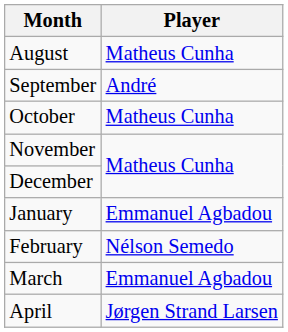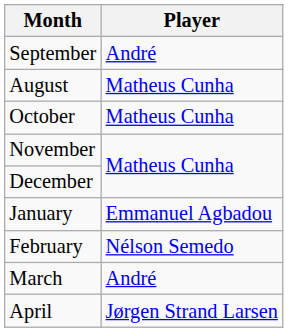rows swapped: (39, 52) <-> (53, 85)
(189, 278) Emmanuel Agbadou -> (131, 278) André
